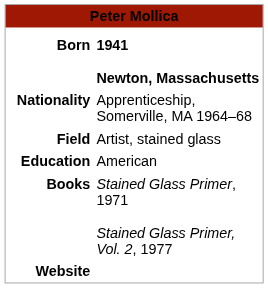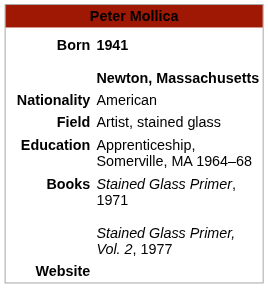(174, 108) Apprenticeship, Somerville, MA 1964–68 -> (127, 100) American
(127, 161) American -> (174, 153) Apprenticeship, Somerville, MA 1964–68
